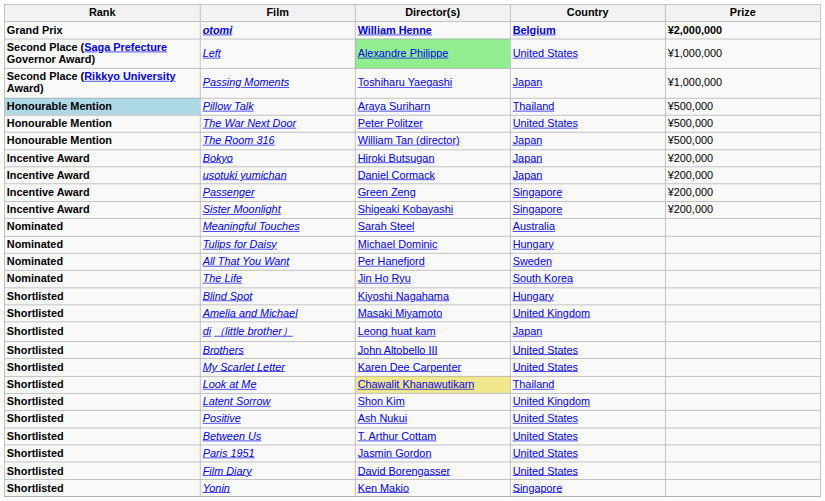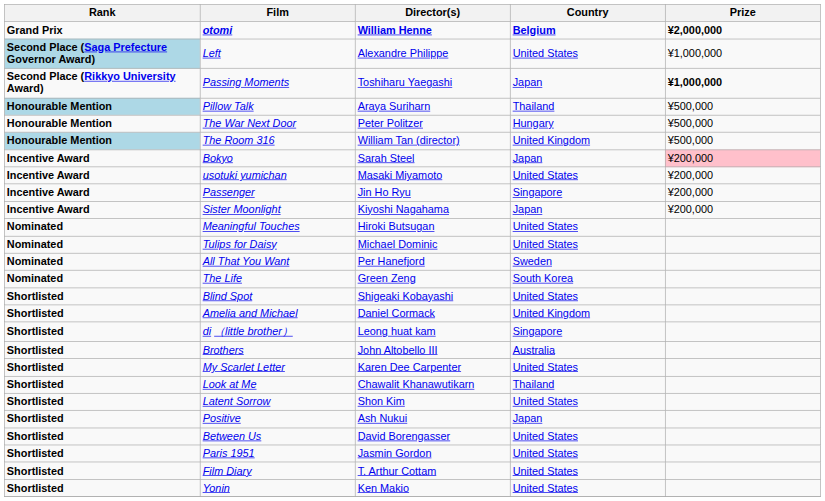(87, 53) no background -> (87, 53) lightblue background
(403, 53) lightgreen background -> (403, 53) no background
(695, 83) normal -> (695, 83) bold
(545, 123) United States -> (533, 123) Hungary
(59, 141) no background -> (59, 141) lightblue background
(527, 141) Japan -> (551, 141) United Kingdom
(396, 158) Hiroki Butsugan -> (386, 158) Sarah Steel
(690, 158) no background -> (690, 158) pink background
(396, 175) Daniel Cormack -> (400, 175) Masaki Miyamoto
(527, 175) Japan -> (545, 175) United States
(387, 192) Green Zeng -> (384, 192) Jin Ho Ryu
(405, 210) Shigeaki Kobayashi -> (403, 210) Kiyoshi Nagahama
(537, 210) Singapore -> (527, 210) Japan
(386, 227) Sarah Steel -> (396, 227) Hiroki Butsugan
(534, 227) Australia -> (545, 227) United States
(533, 244) Hungary -> (545, 244) United States
(384, 279) Jin Ho Ryu -> (387, 279) Green Zeng
(403, 296) Kiyoshi Nagahama -> (405, 296) Shigeaki Kobayashi
(533, 296) Hungary -> (545, 296) United States
(400, 313) Masaki Miyamoto -> (396, 313) Daniel Cormack
(527, 331) Japan -> (537, 331) Singapore
(545, 350) United States -> (534, 350) Australia
(416, 384) khaki background -> (416, 384) no background
(551, 402) United Kingdom -> (545, 402) United States
(545, 419) United States -> (527, 419) Japan
(397, 436) T. Arthur Cottam -> (404, 436) David Borengasser
(404, 471) David Borengasser -> (397, 471) T. Arthur Cottam
(537, 488) Singapore -> (545, 488) United States
